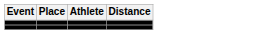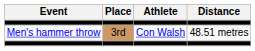+ row: (54, 33)
